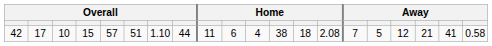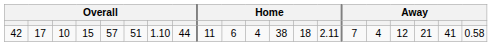(330, 33) 2.08 -> (329, 33) 2.11
(379, 33) 5 -> (378, 33) 4
